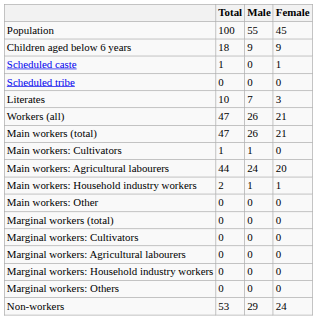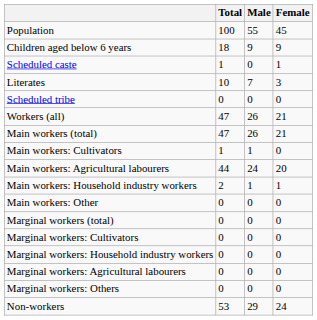rows swapped: (41, 82) <-> (26, 99)
rows swapped: (96, 254) <-> (110, 271)
